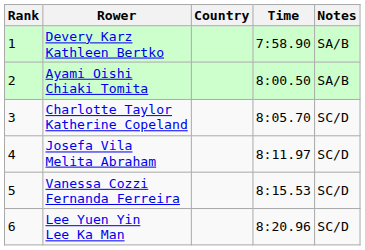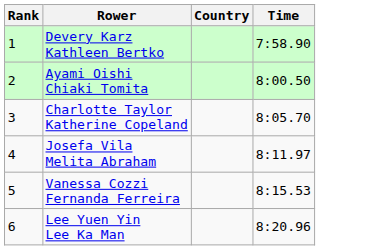- column: (337, 15)
